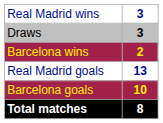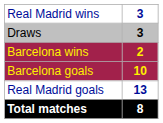rows swapped: (55, 71) <-> (50, 90)
